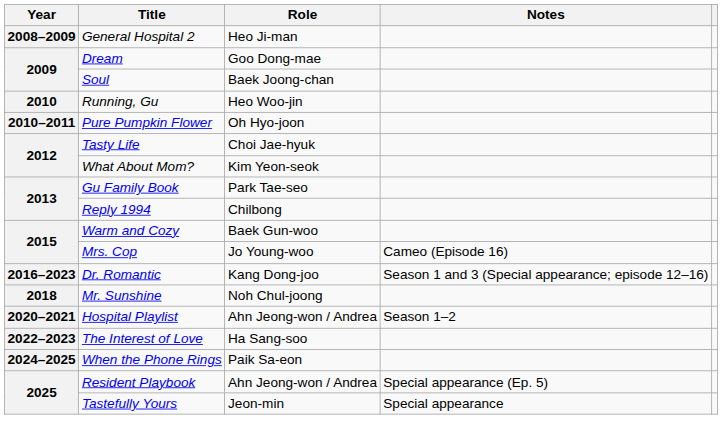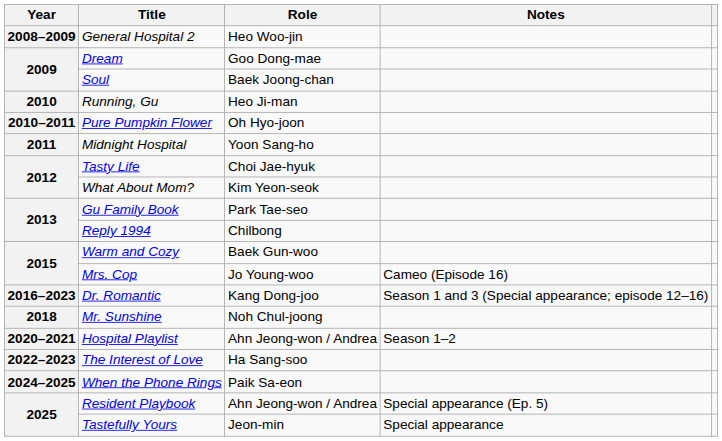(263, 36) Heo Ji-man -> (265, 36) Heo Woo-jin
(265, 101) Heo Woo-jin -> (263, 101) Heo Ji-man
+ row: (134, 144)
